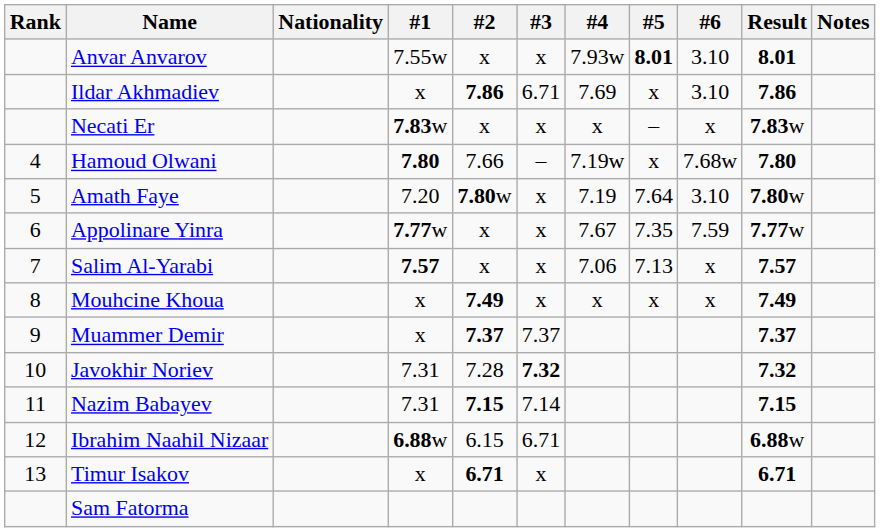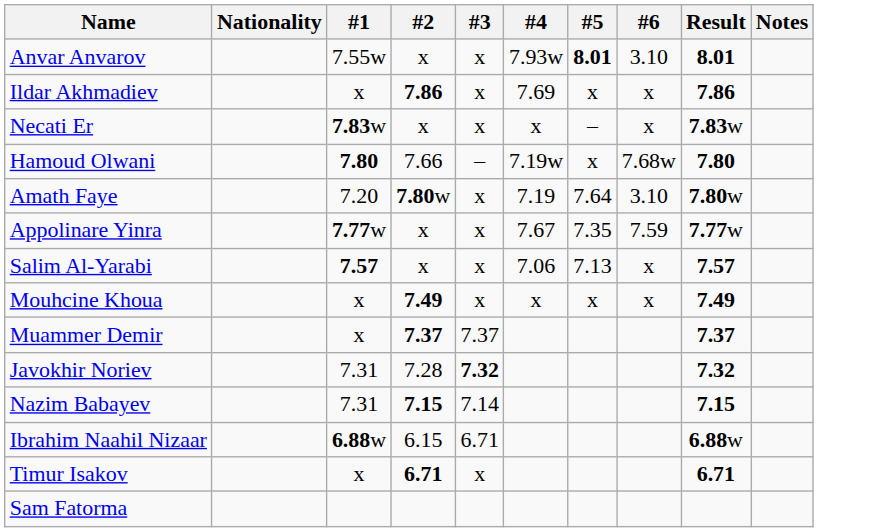- column: (35, 21)
(541, 91) 6.71 -> (480, 91) x
(710, 91) 3.10 -> (649, 91) x
